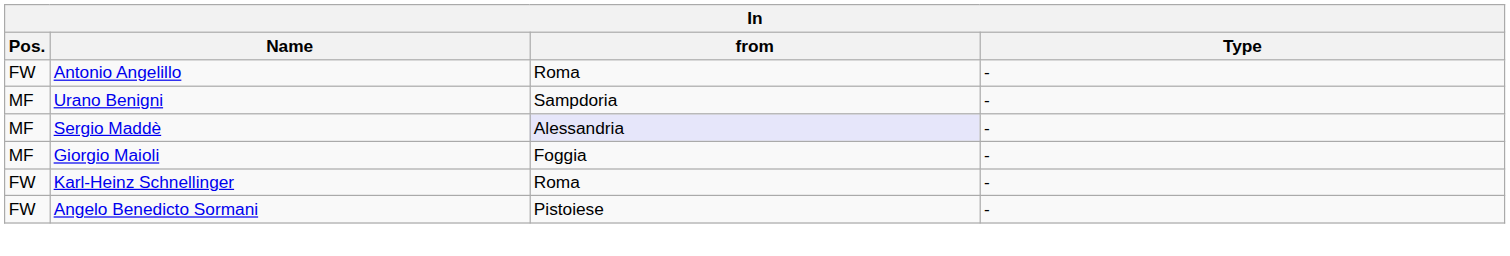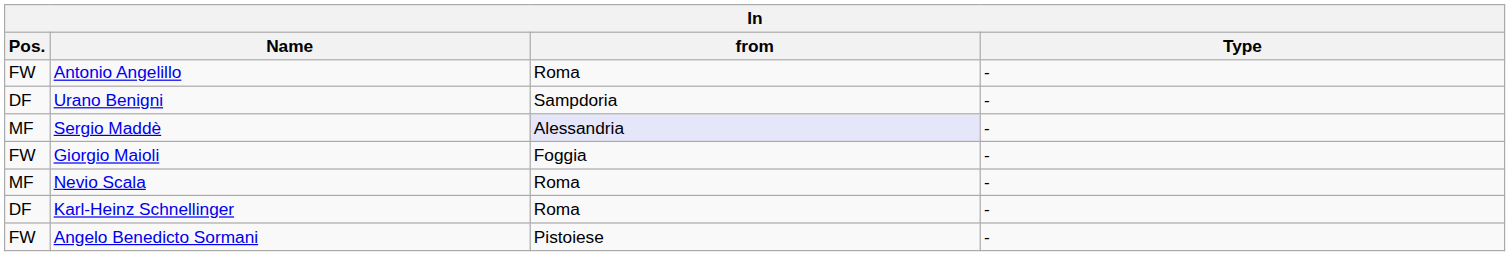(21, 101) MF -> (20, 101) DF
(21, 155) MF -> (22, 155) FW
+ row: (100, 182)
(22, 182) FW -> (20, 210) DF
